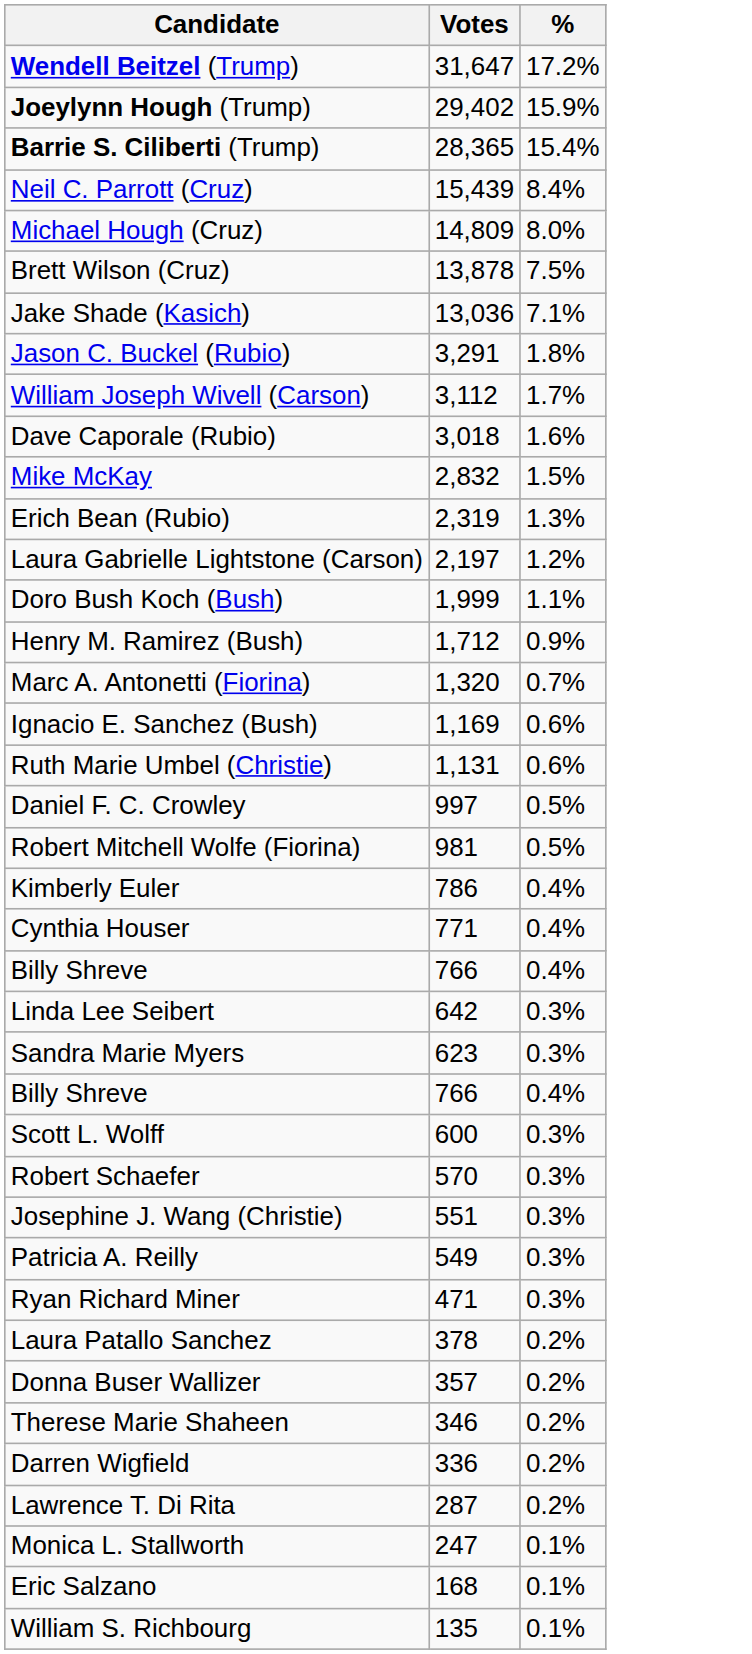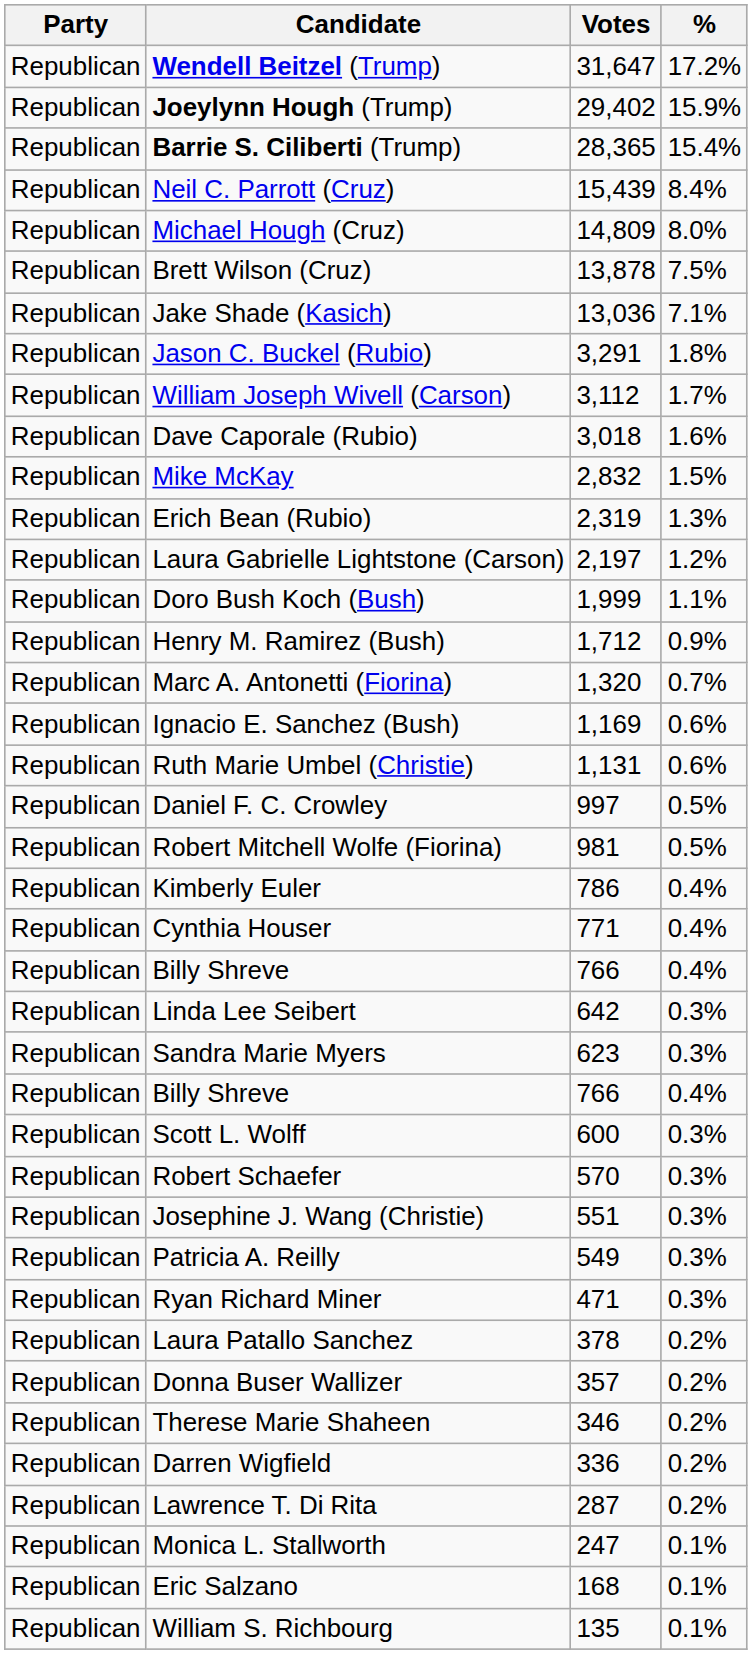+ column: (76, 25)
